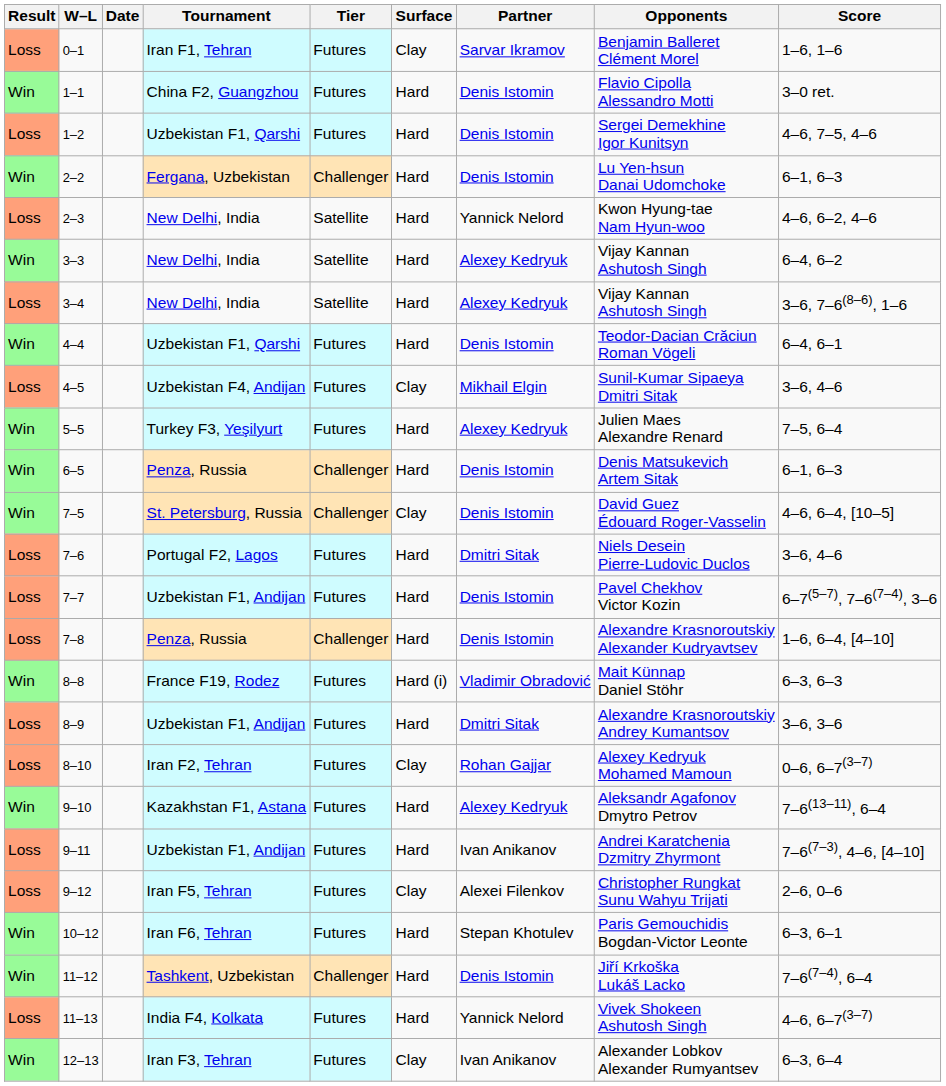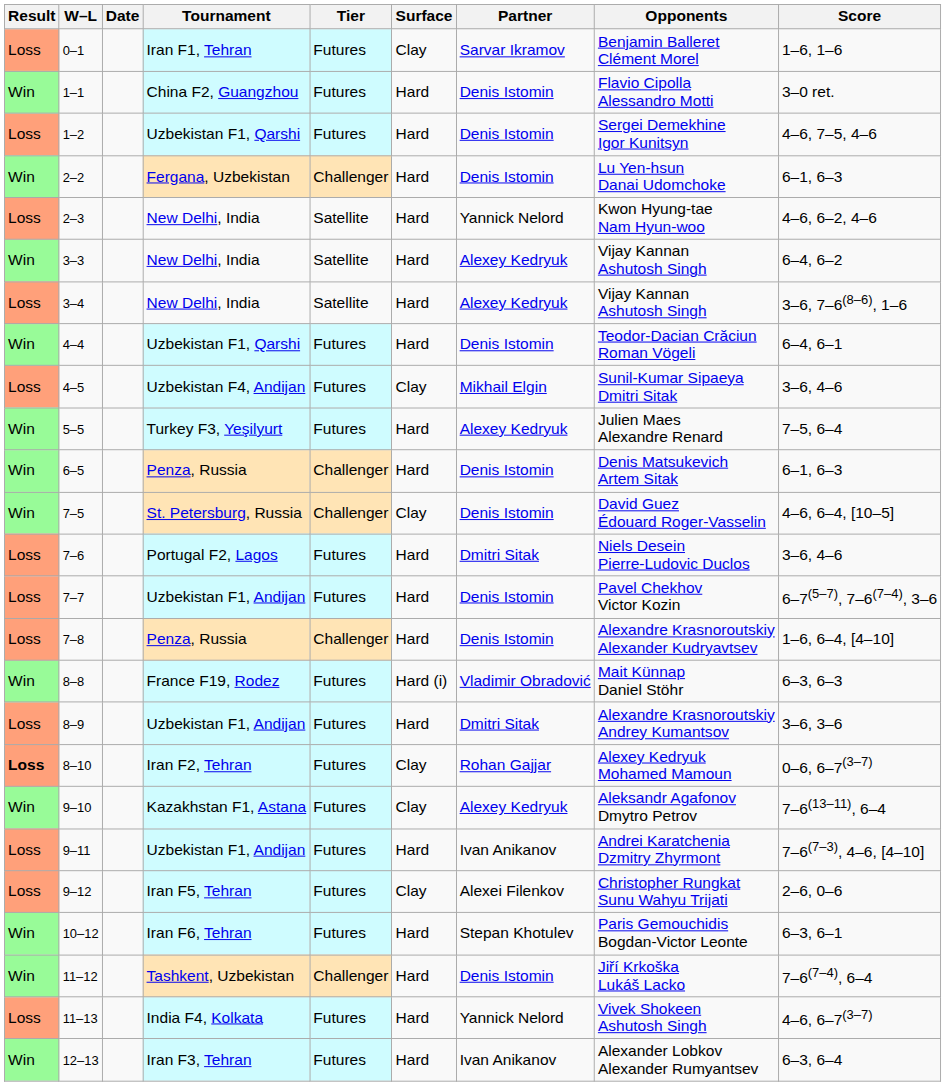(24, 765) normal -> (26, 765) bold
(412, 807) Hard -> (411, 807) Clay
(411, 1059) Clay -> (412, 1059) Hard
